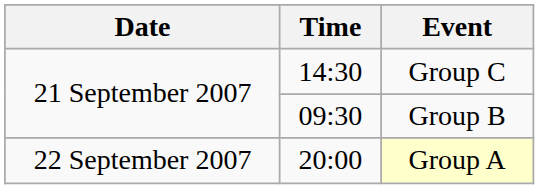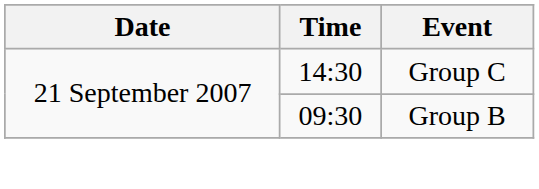- row: (457, 159)
